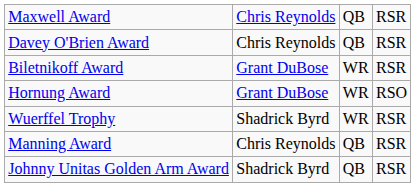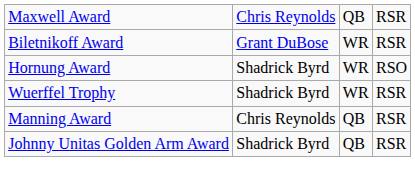- row: (79, 42)
(282, 93) Grant DuBose -> (283, 67) Shadrick Byrd
